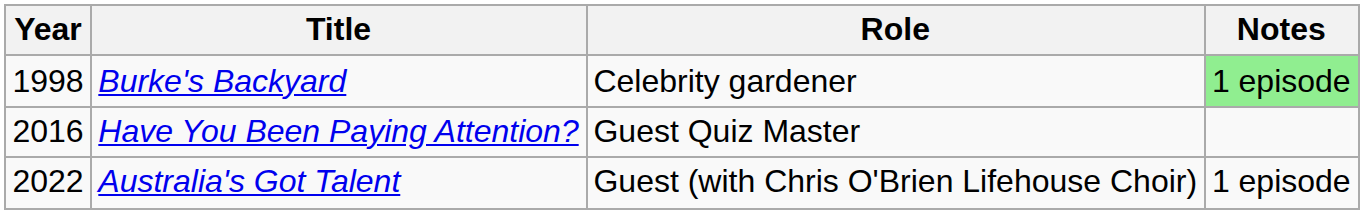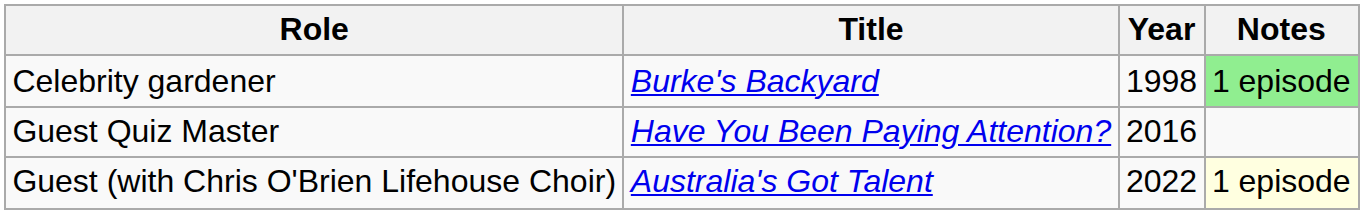columns swapped: (48, 29) <-> (895, 29)
(1281, 182) no background -> (1281, 182) lightyellow background
